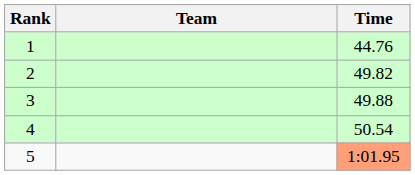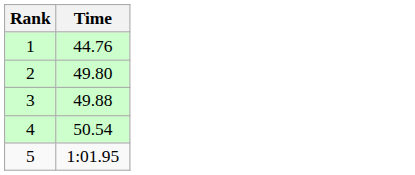- column: (196, 18)
(373, 73) 49.82 -> (93, 73) 49.80
(373, 156) lightsalmon background -> (93, 156) no background
